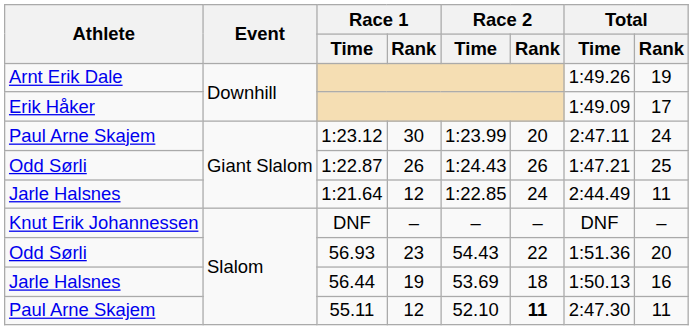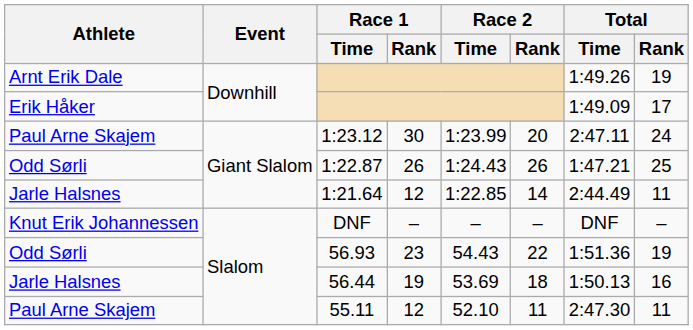(538, 194) 24 -> (538, 194) 14
(661, 253) 20 -> (661, 253) 19
(538, 311) bold -> (538, 311) normal
